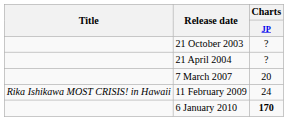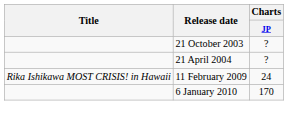- row: (204, 76)
(266, 108) bold -> (266, 92) normal
